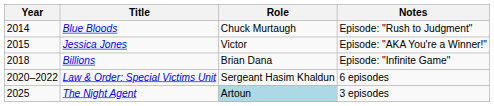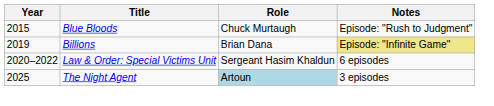(18, 28) 2014 -> (18, 28) 2015
- row: (95, 45)
(18, 61) 2018 -> (18, 45) 2019
(395, 61) no background -> (395, 45) khaki background
